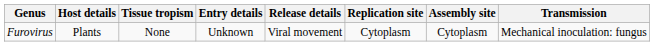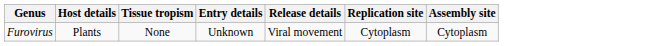- column: (574, 13)
